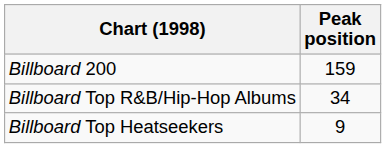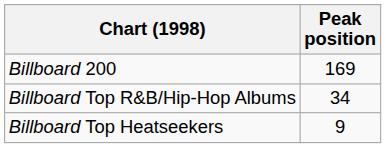(340, 68) 159 -> (340, 68) 169
